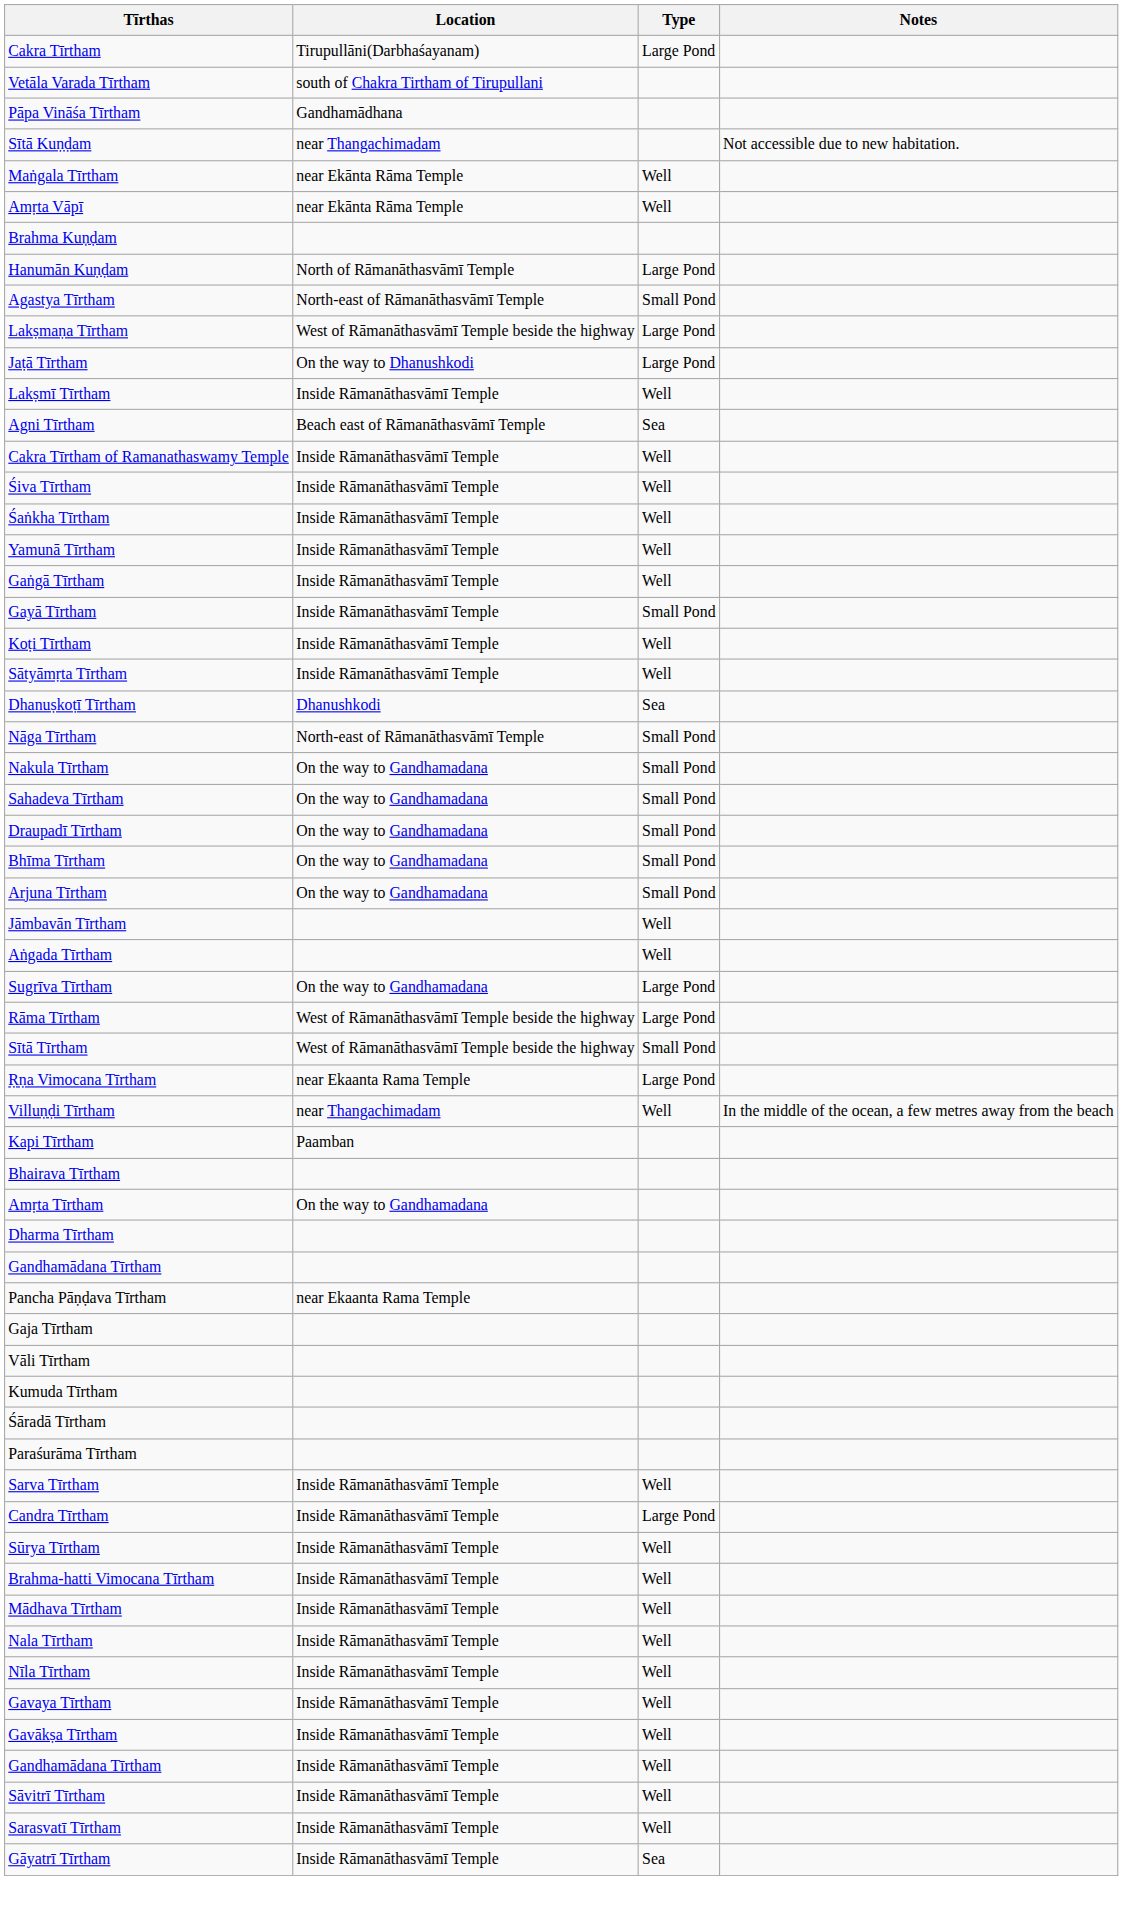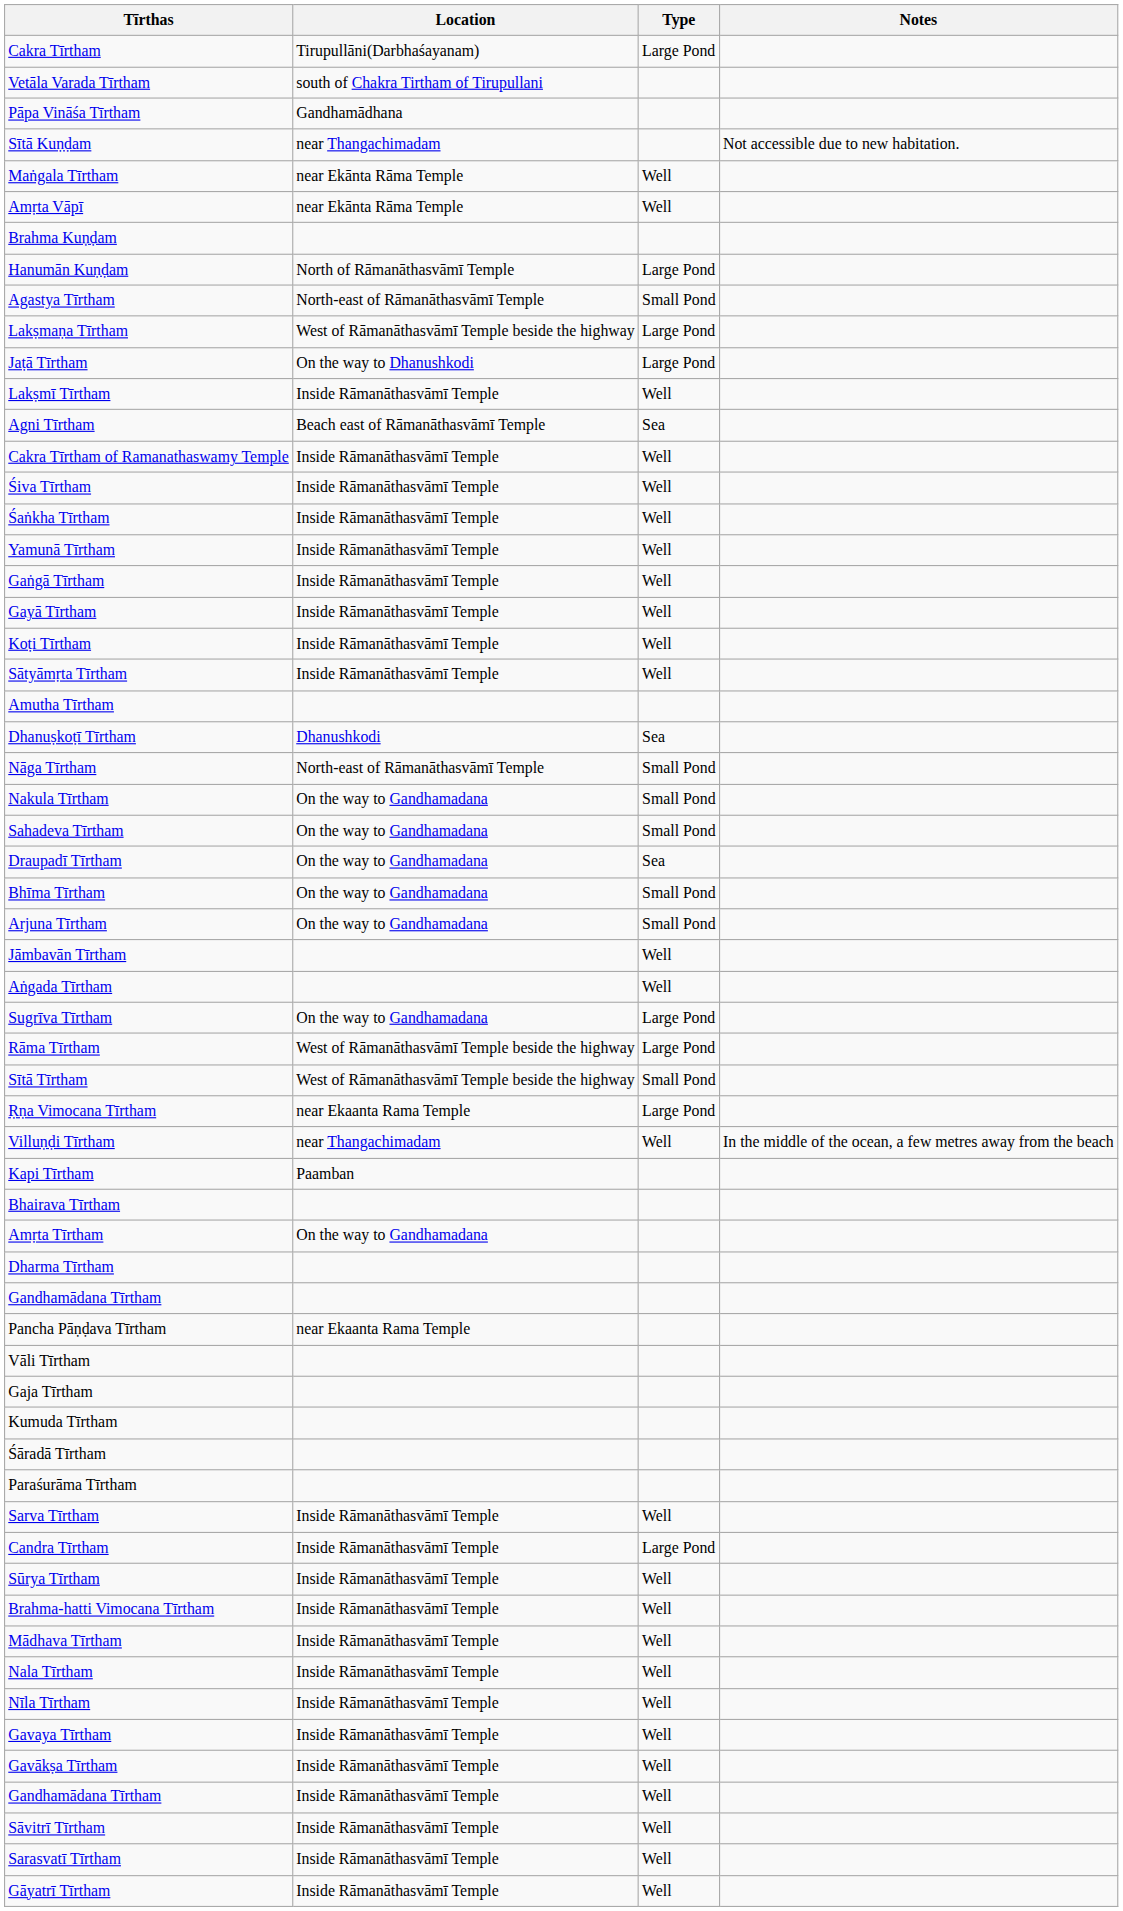(679, 612) Small Pond -> (657, 612) Well
+ row: (61, 706)
(679, 830) Small Pond -> (654, 861) Sea
rows swapped: (49, 1360) <-> (51, 1329)
(654, 1859) Sea -> (657, 1890) Well
